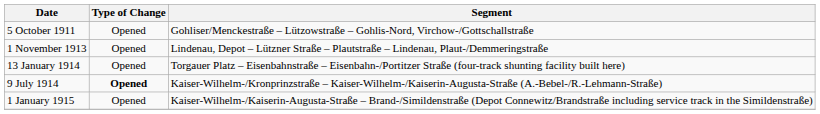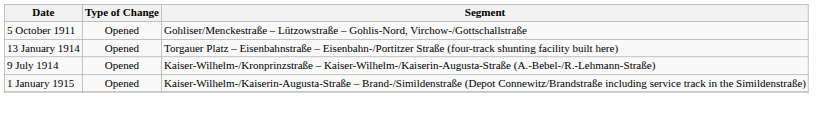- row: (47, 48)
(129, 83) bold -> (122, 65) normal
